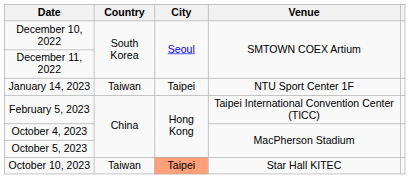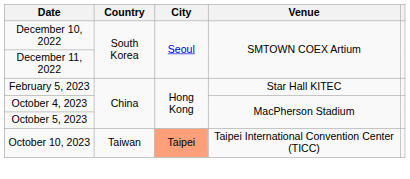- row: (49, 86)
(304, 109) Taipei International Convention Center (TICC) -> (304, 86) Star Hall KITEC
(304, 165) Star Hall KITEC -> (304, 143) Taipei International Convention Center (TICC)
